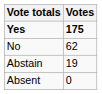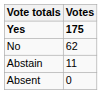(72, 64) 19 -> (71, 64) 11
